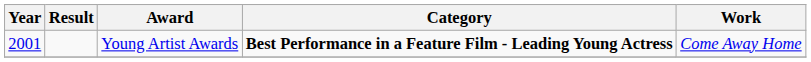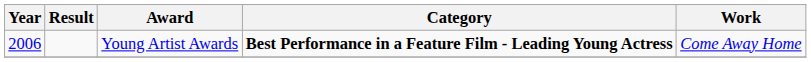(25, 43) 2001 -> (25, 43) 2006
